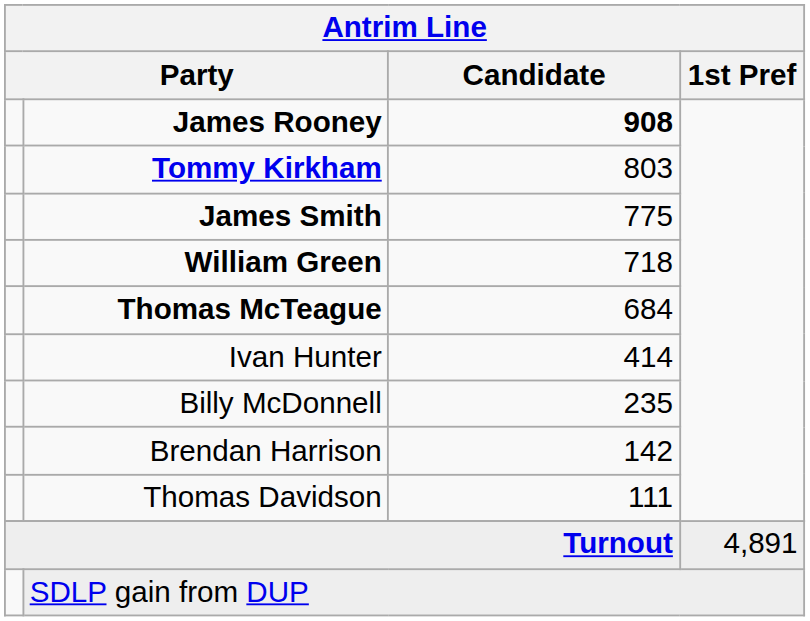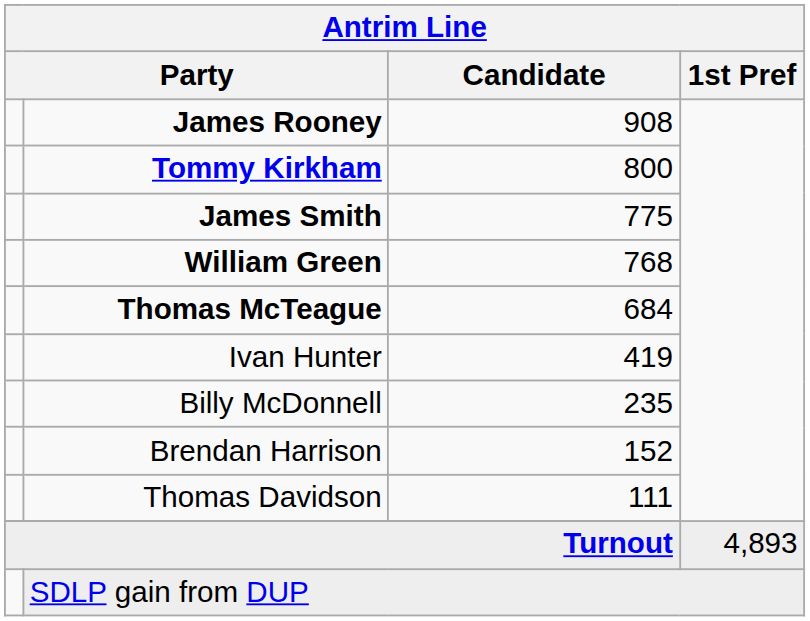(648, 121) bold -> (648, 121) normal
(648, 168) 803 -> (648, 168) 800
(648, 262) 718 -> (648, 262) 768
(648, 356) 414 -> (648, 356) 419
(648, 450) 142 -> (648, 450) 152
(760, 544) 4,891 -> (760, 544) 4,893
